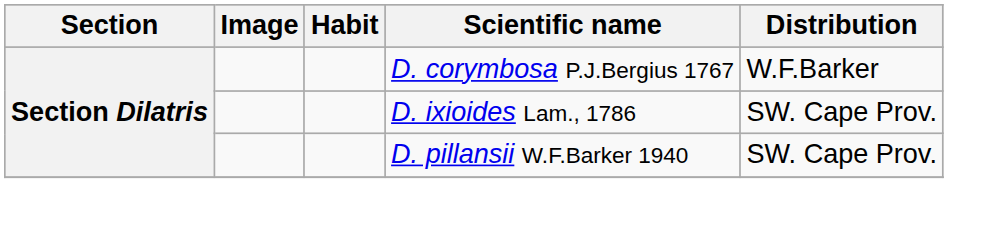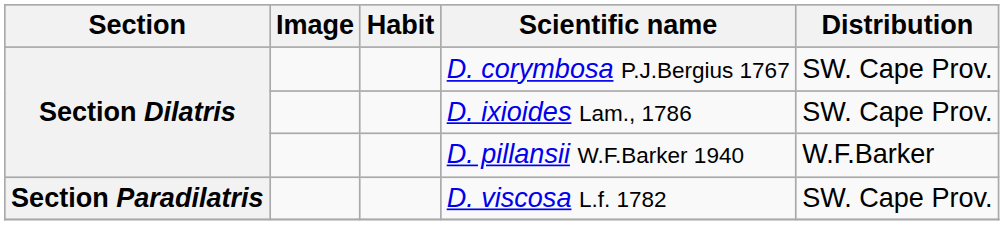(813, 68) W.F.Barker -> (897, 68) SW. Cape Prov.
(842, 154) SW. Cape Prov. -> (868, 154) W.F.Barker
+ row: (557, 197)
